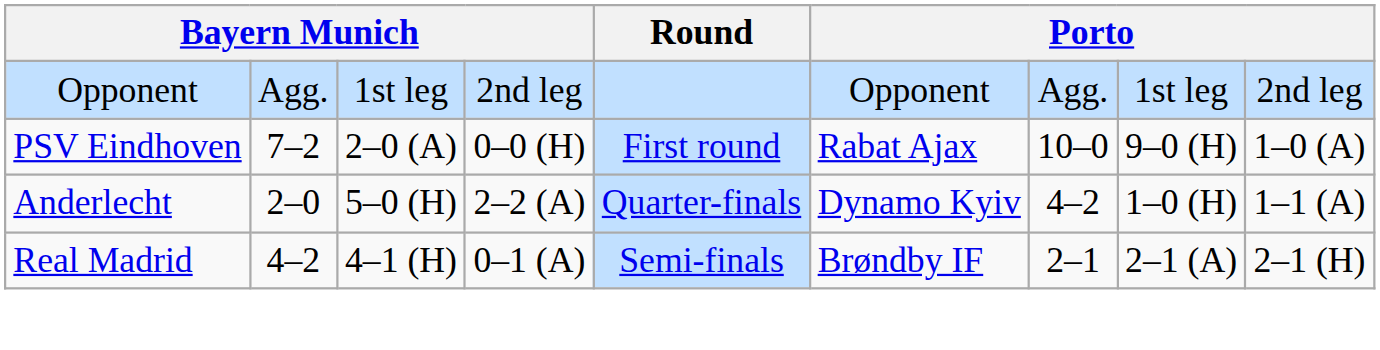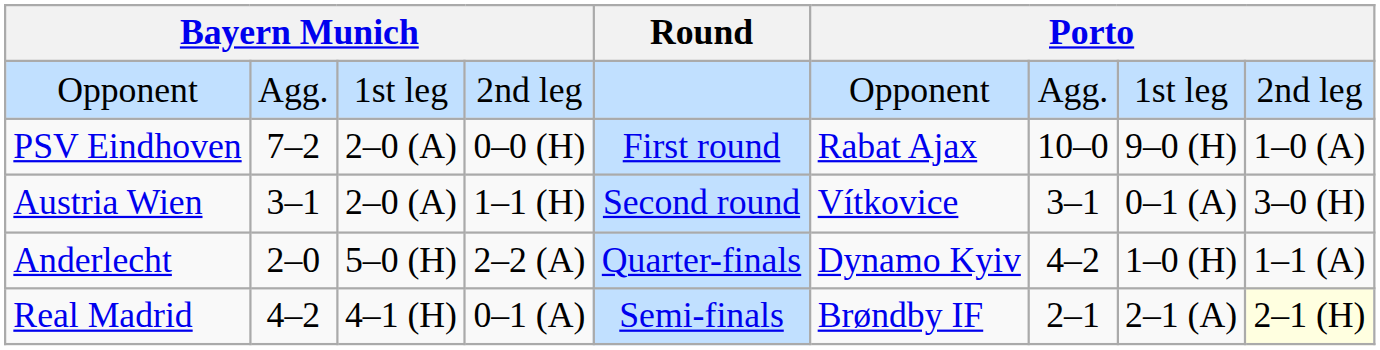+ row: (108, 202)
(1310, 259) no background -> (1310, 315) lightyellow background
